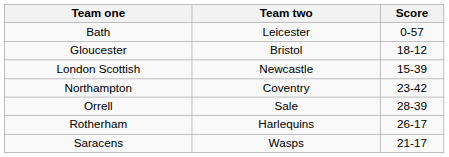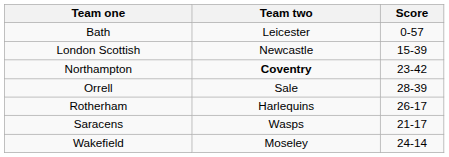- row: (98, 50)
(286, 87) normal -> (286, 69) bold
+ row: (98, 143)
